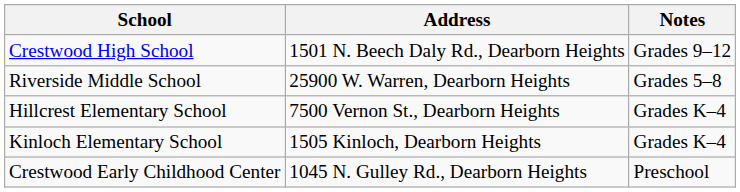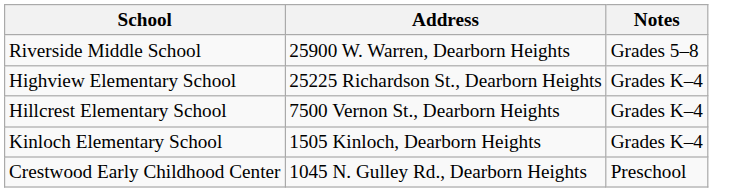- row: (101, 50)
+ row: (123, 80)
